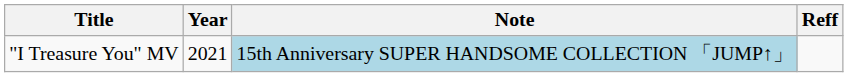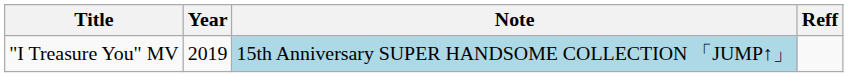(208, 53) 2021 -> (208, 53) 2019
